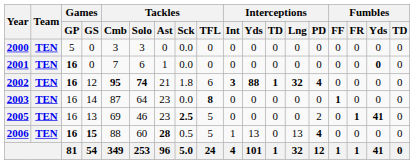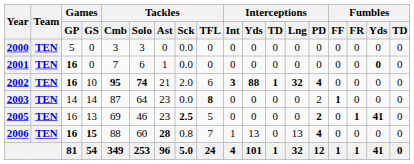(92, 82) 12 -> (92, 82) 10
(186, 82) 1.8 -> (186, 82) 2.0
(72, 99) 16 -> (72, 99) 14
(319, 99) 0 -> (319, 99) 2
(319, 116) normal -> (319, 116) bold
(186, 133) 0.5 -> (186, 133) 0.8
(210, 133) 5 -> (210, 133) 7
